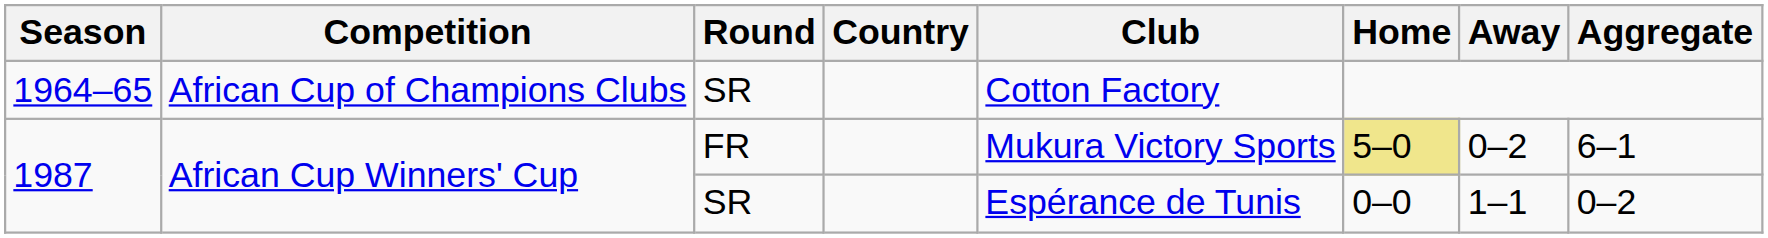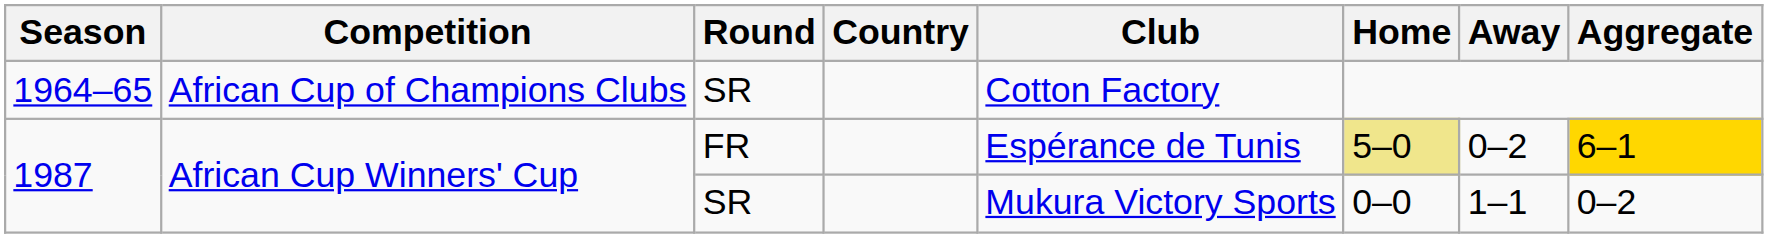(1161, 145) Mukura Victory Sports -> (1143, 145) Espérance de Tunis
(1607, 145) no background -> (1607, 145) gold background
(1143, 202) Espérance de Tunis -> (1161, 202) Mukura Victory Sports
